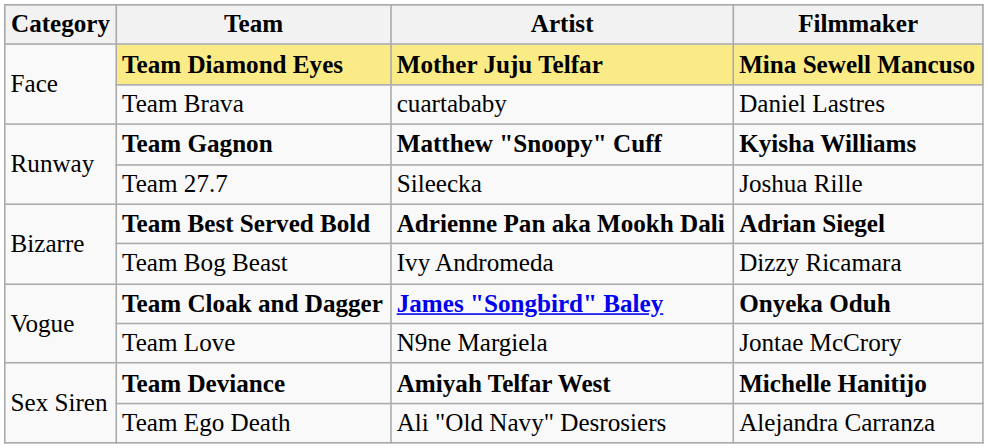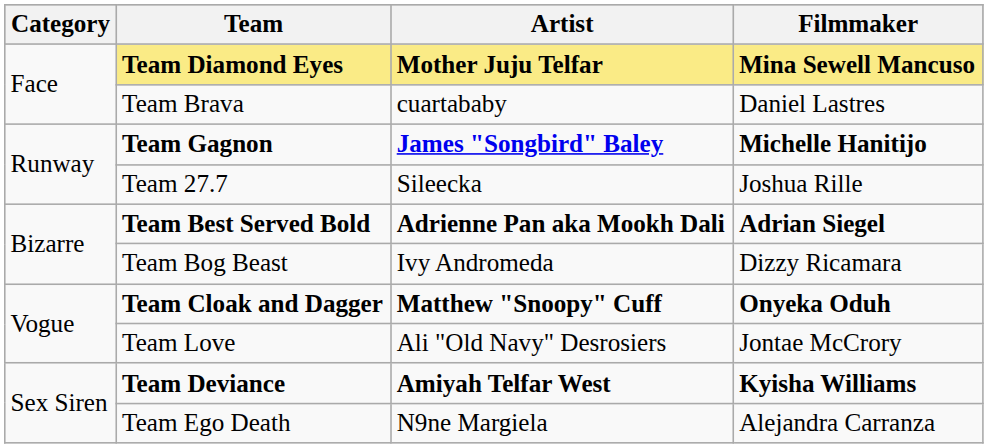(529, 143) Matthew "Snoopy" Cuff -> (530, 143) James "Songbird" Baley
(828, 143) Kyisha Williams -> (833, 143) Michelle Hanitijo
(530, 303) James "Songbird" Baley -> (529, 303) Matthew "Snoopy" Cuff
(472, 343) N9ne Margiela -> (532, 343) Ali "Old Navy" Desrosiers
(833, 382) Michelle Hanitijo -> (828, 382) Kyisha Williams
(532, 422) Ali "Old Navy" Desrosiers -> (472, 422) N9ne Margiela
